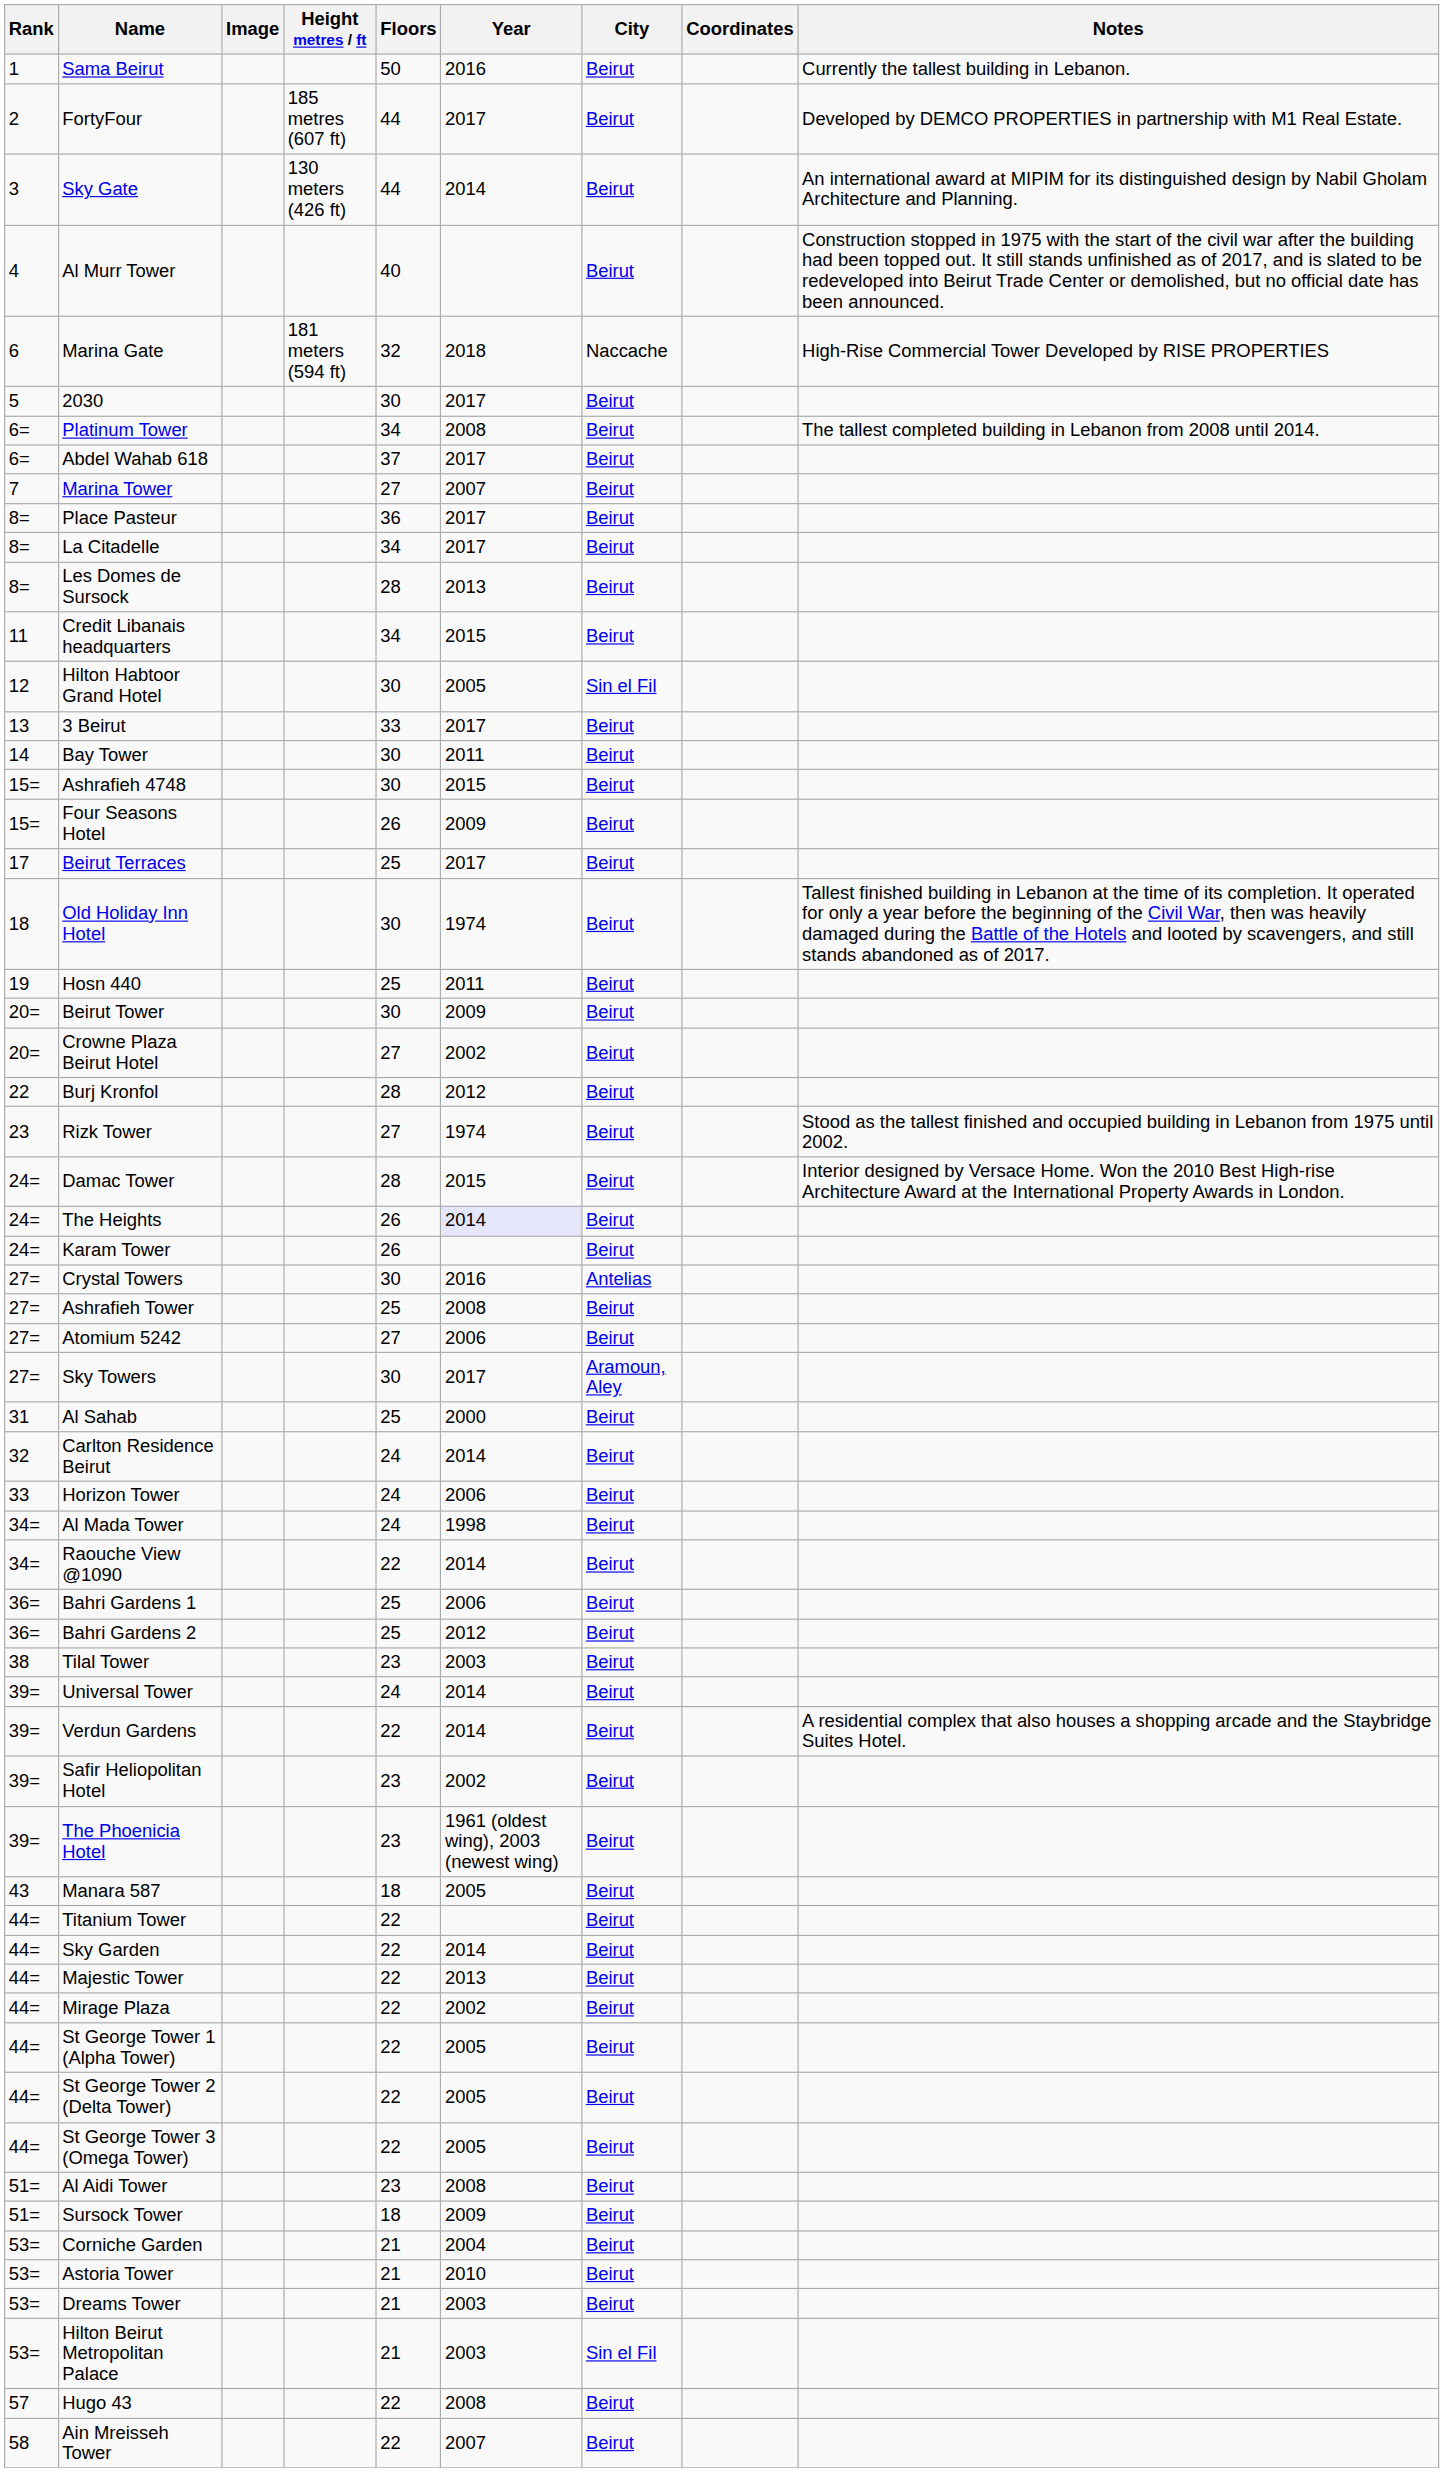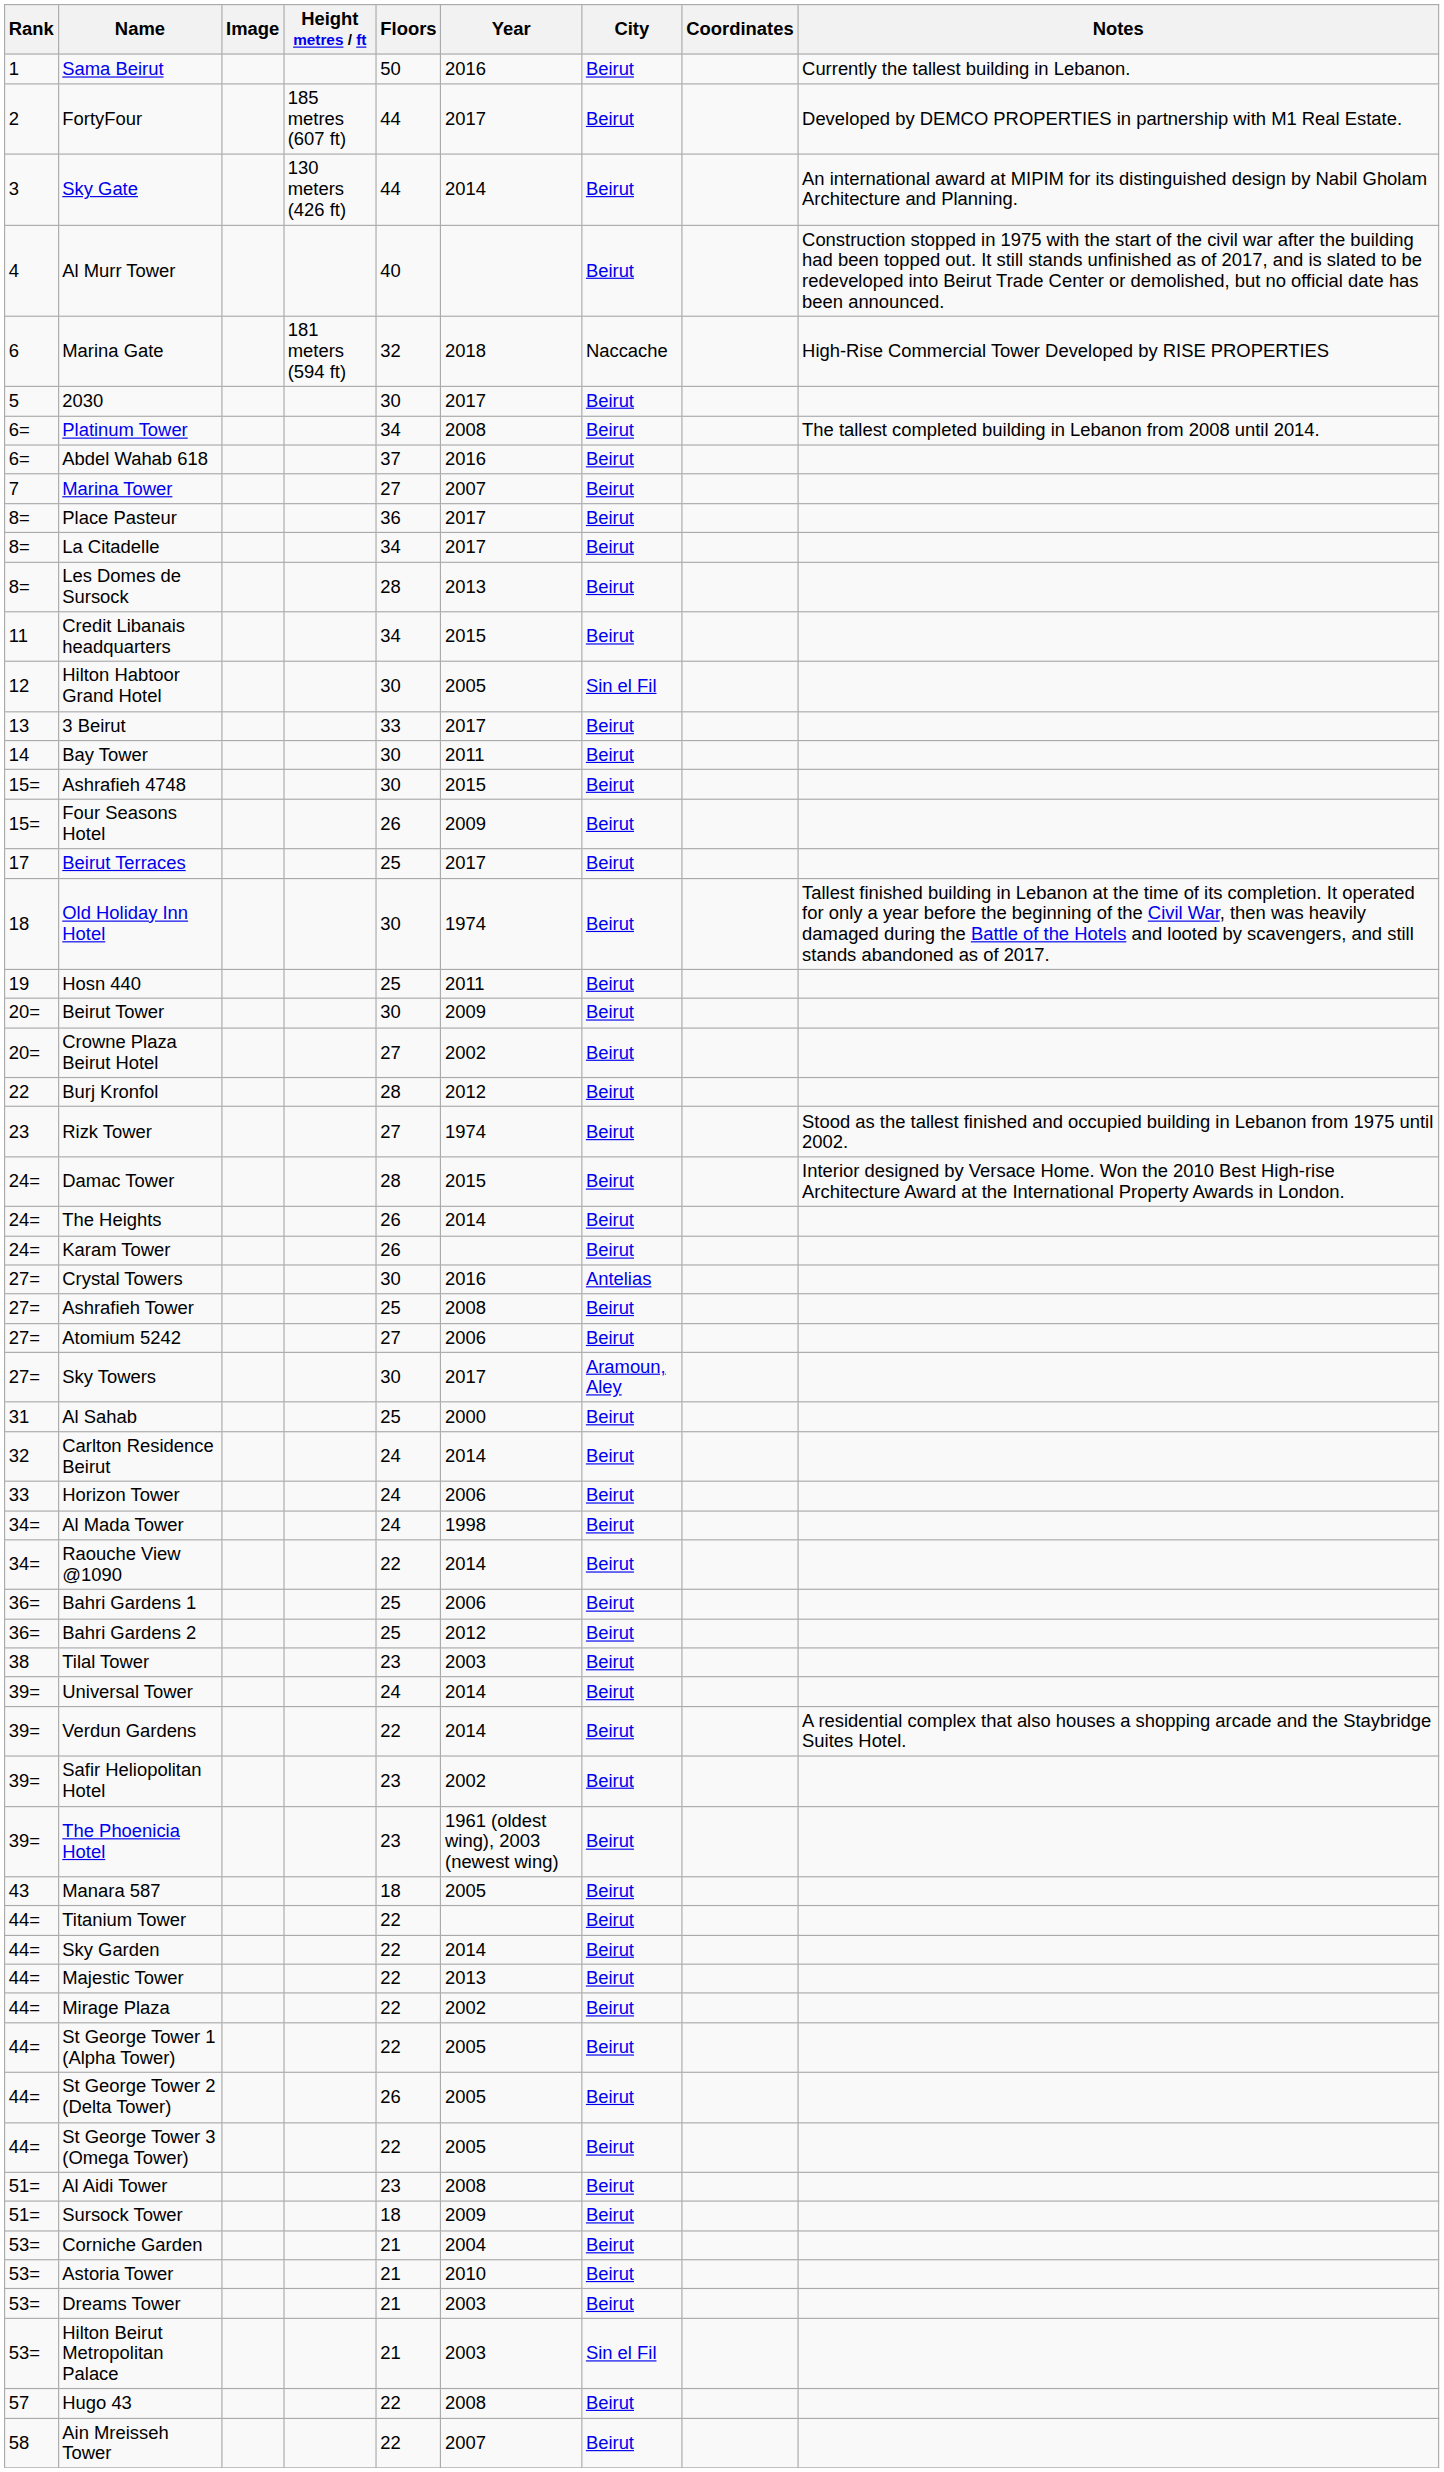(465, 459) 2017 -> (465, 459) 2016
(465, 1220) lavender background -> (465, 1220) no background
(391, 2097) 22 -> (391, 2097) 26
